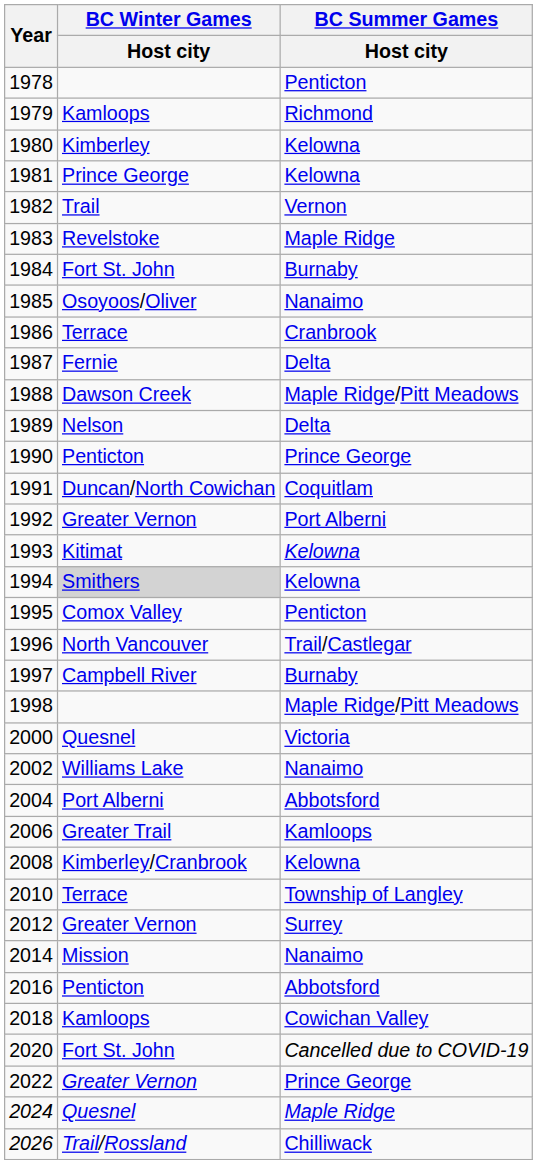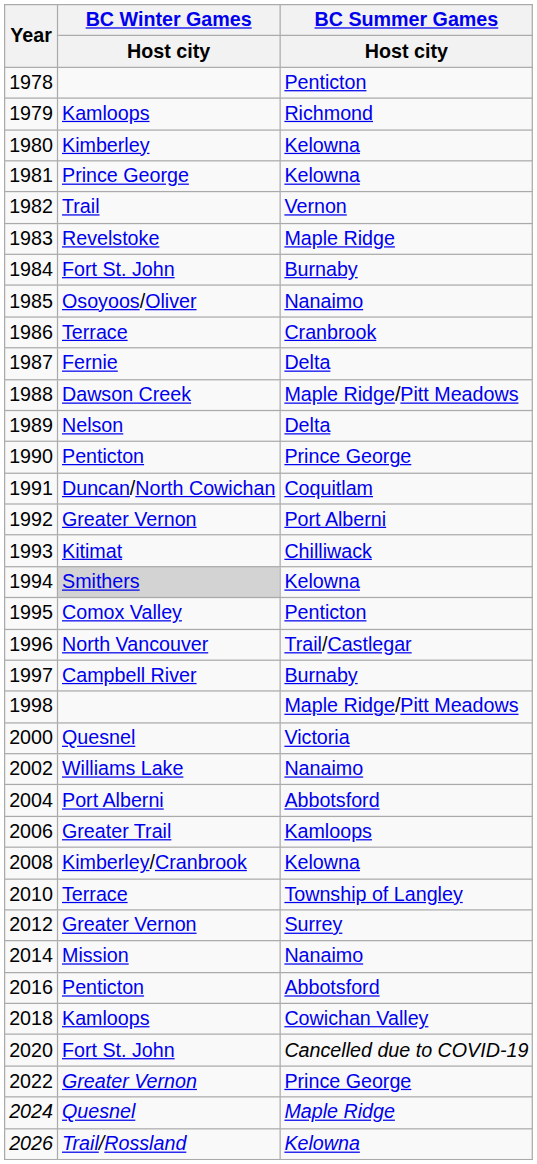(322, 550) Kelowna -> (328, 550) Chilliwack
(328, 1143) Chilliwack -> (322, 1143) Kelowna
